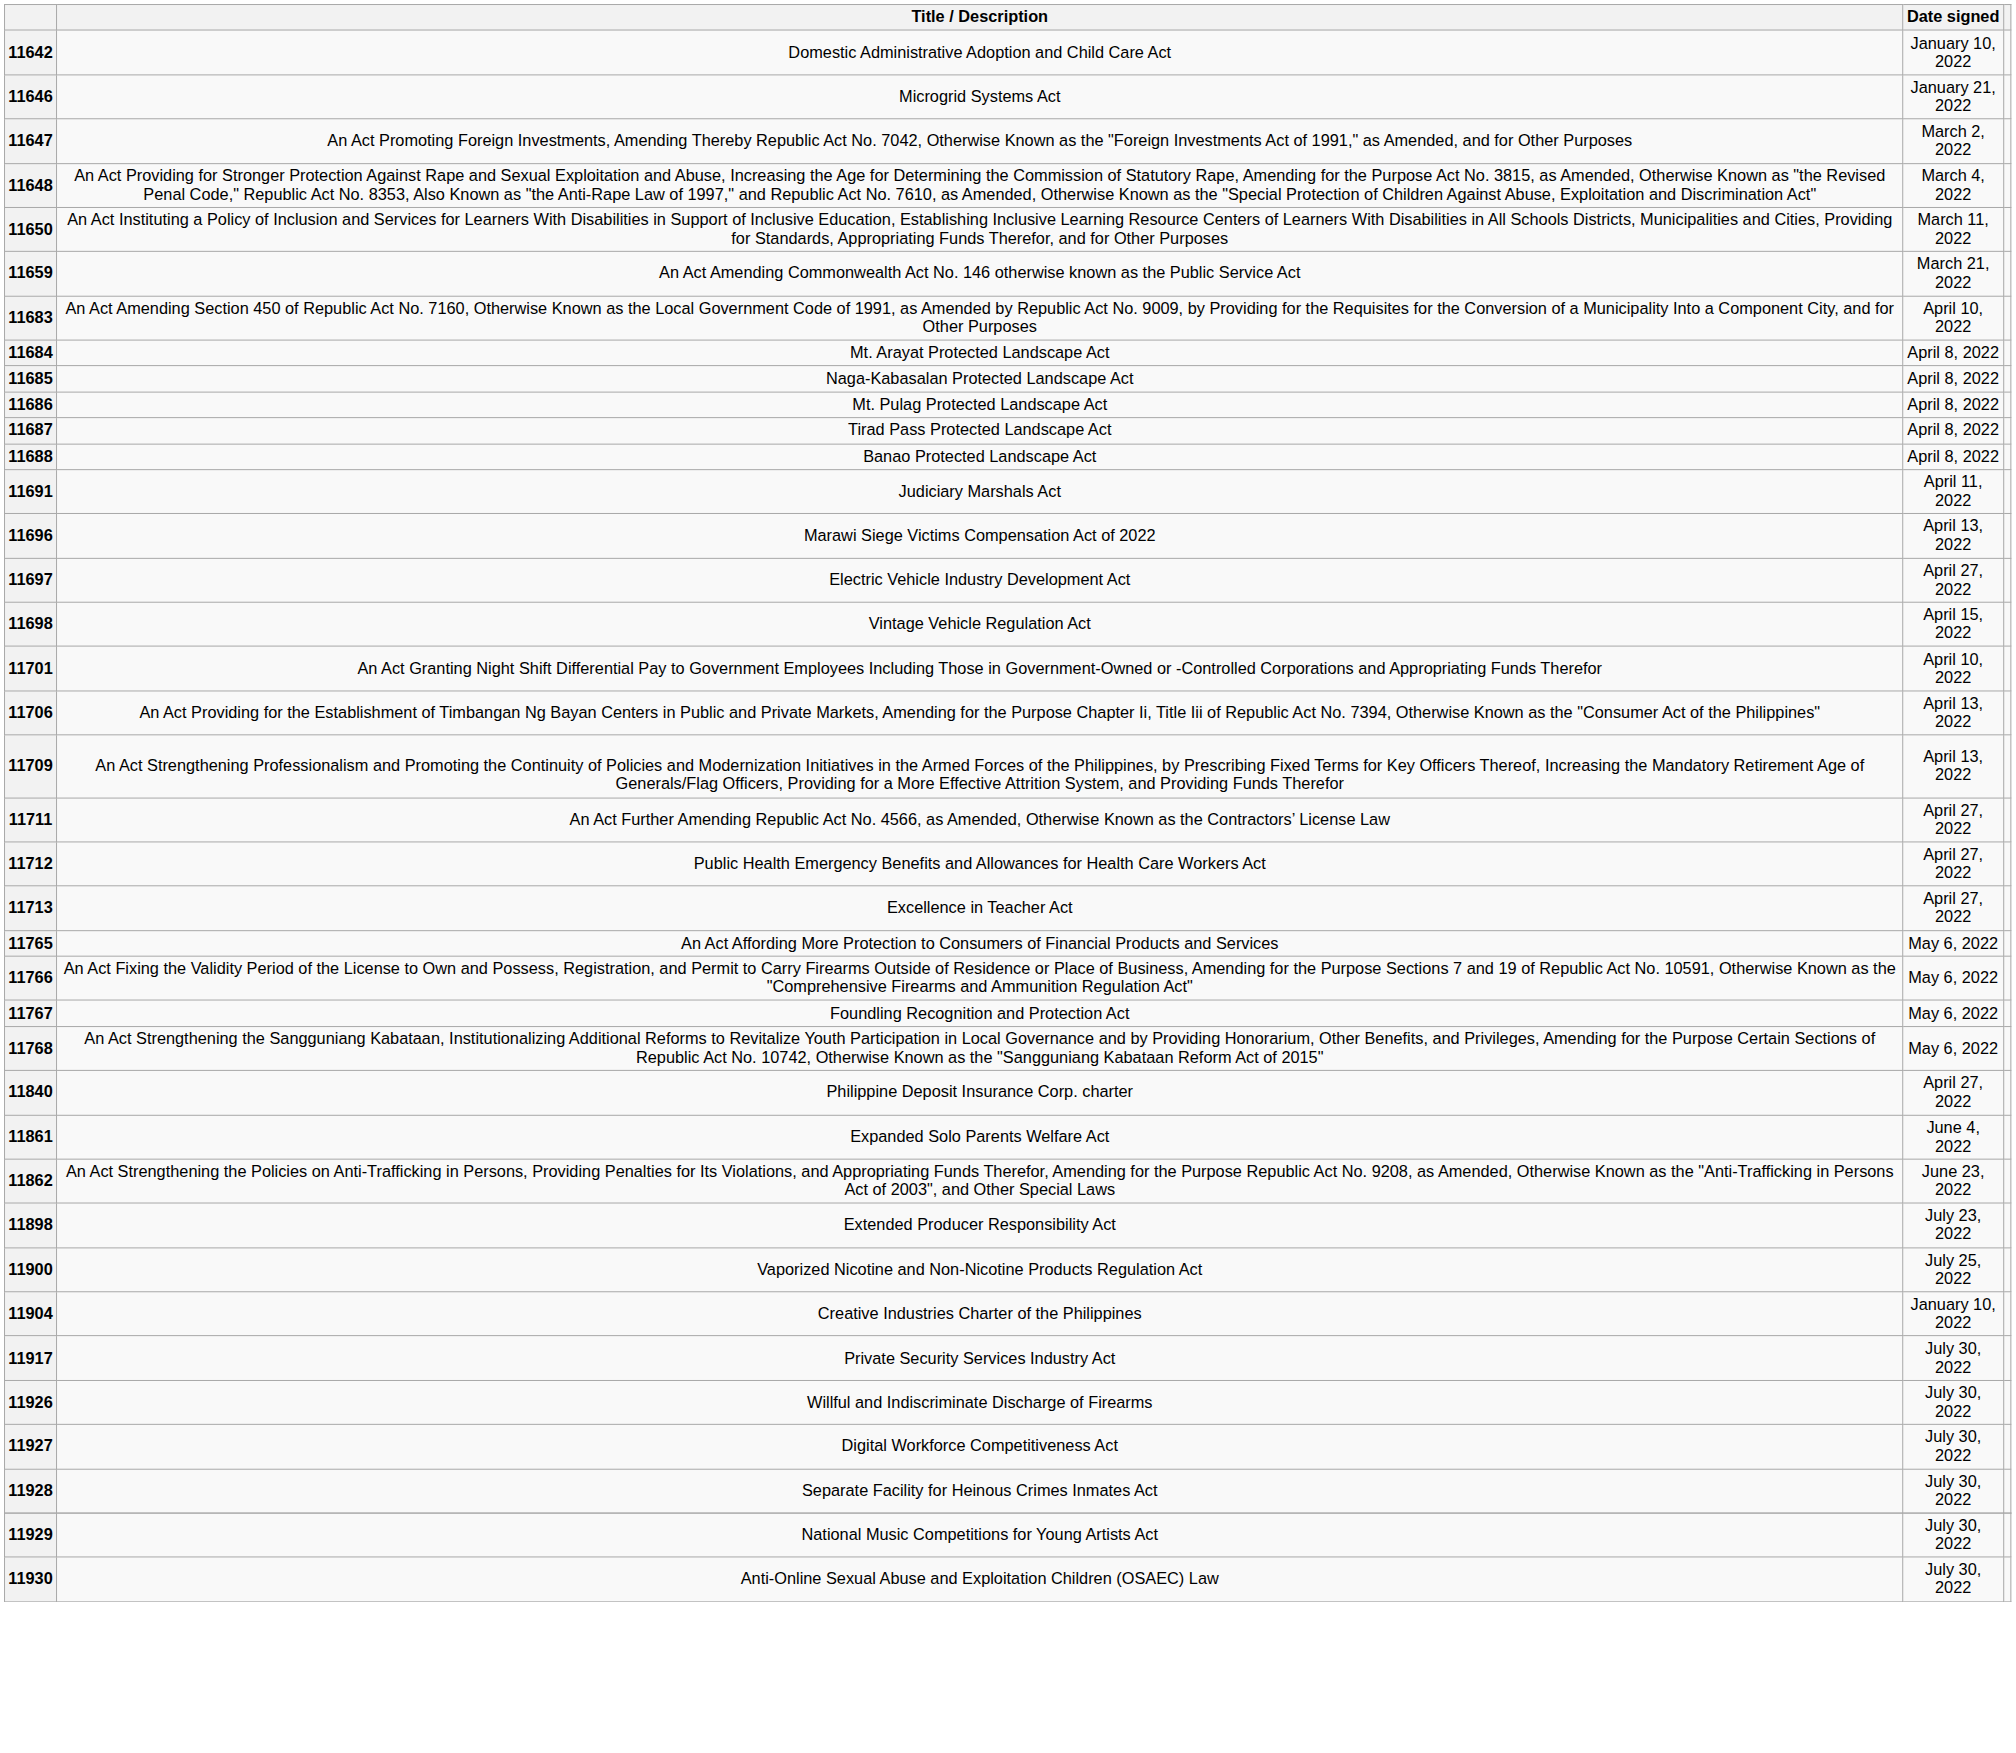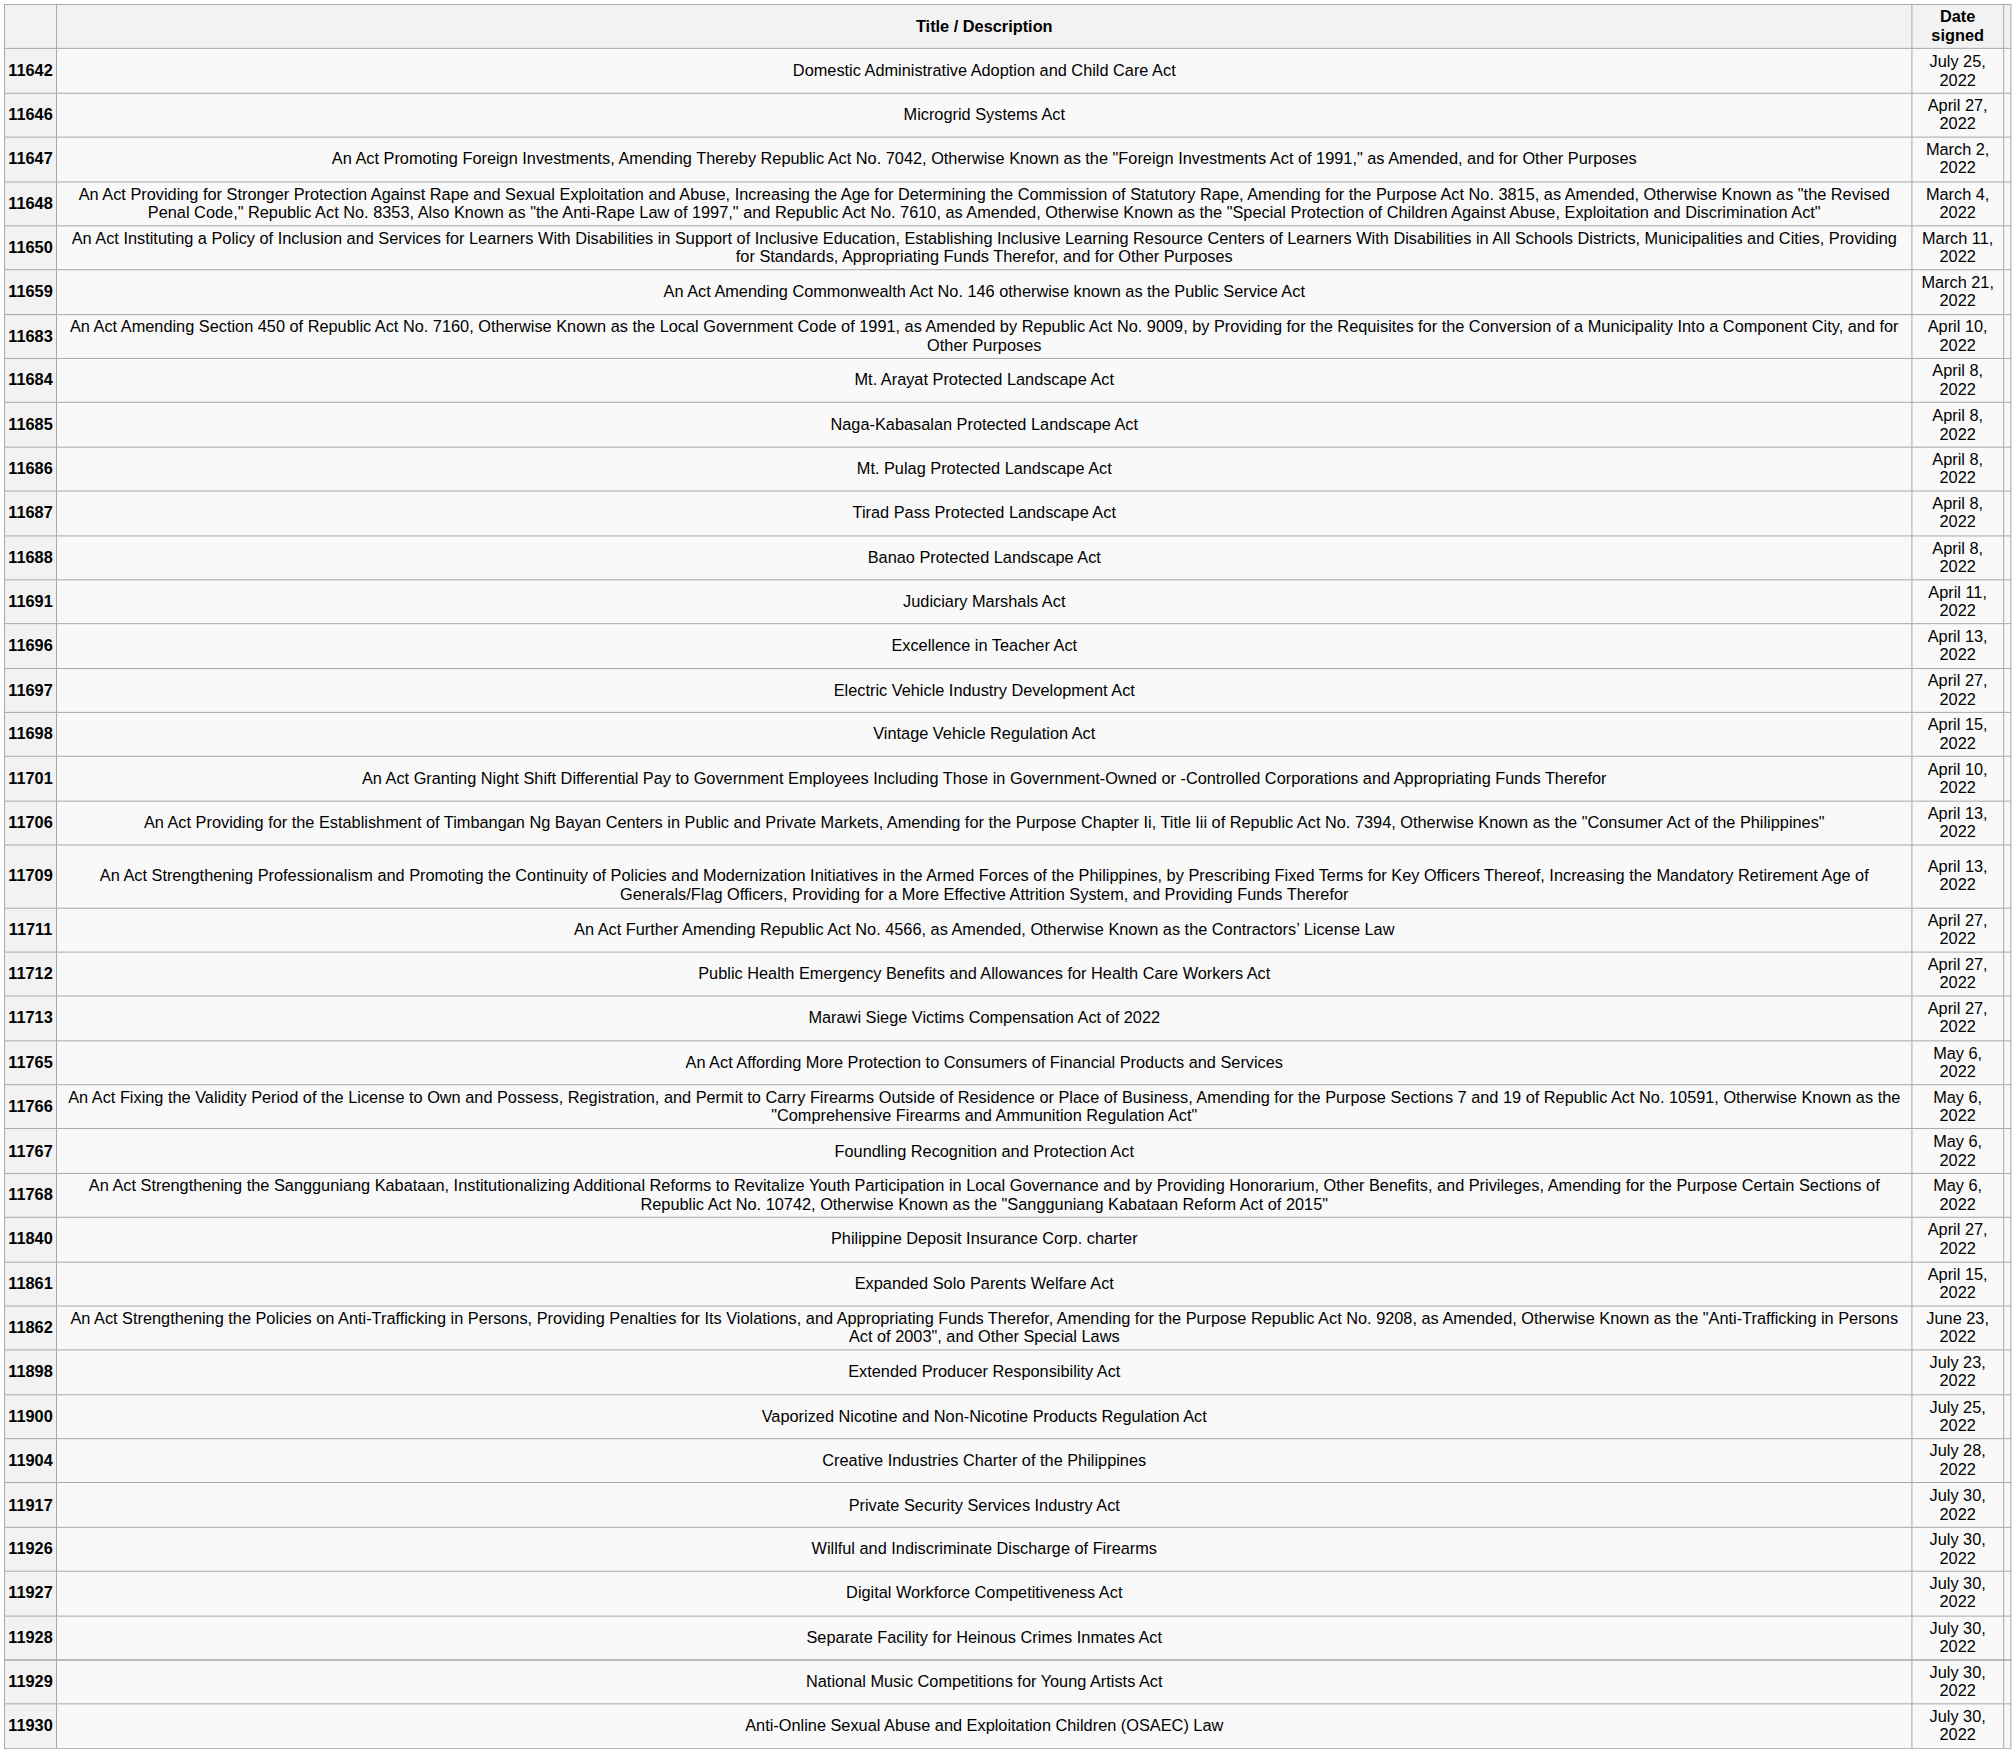(1953, 52) January 10, 2022 -> (1958, 70) July 25, 2022
(1953, 96) January 21, 2022 -> (1958, 115) April 27, 2022
(980, 535) Marawi Siege Victims Compensation Act of 2022 -> (984, 646) Excellence in Teacher Act
(980, 908) Excellence in Teacher Act -> (984, 1018) Marawi Siege Victims Compensation Act of 2022
(1953, 1136) June 4, 2022 -> (1958, 1283) April 15, 2022
(1953, 1313) January 10, 2022 -> (1958, 1460) July 28, 2022
